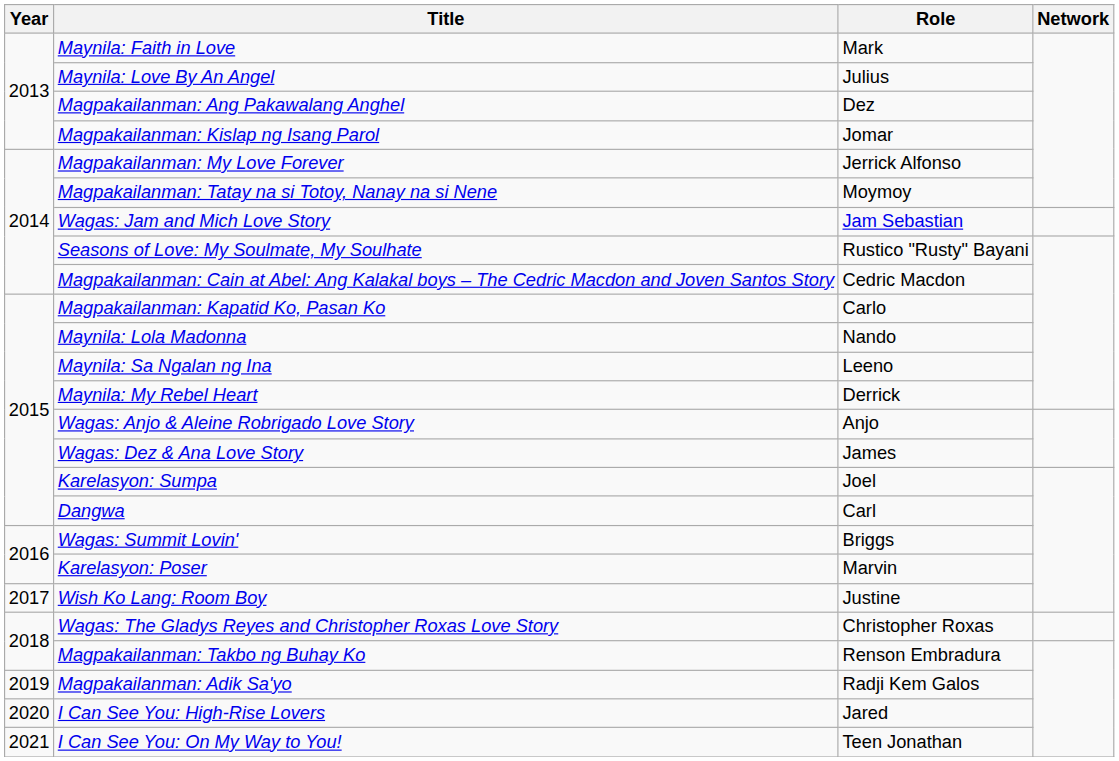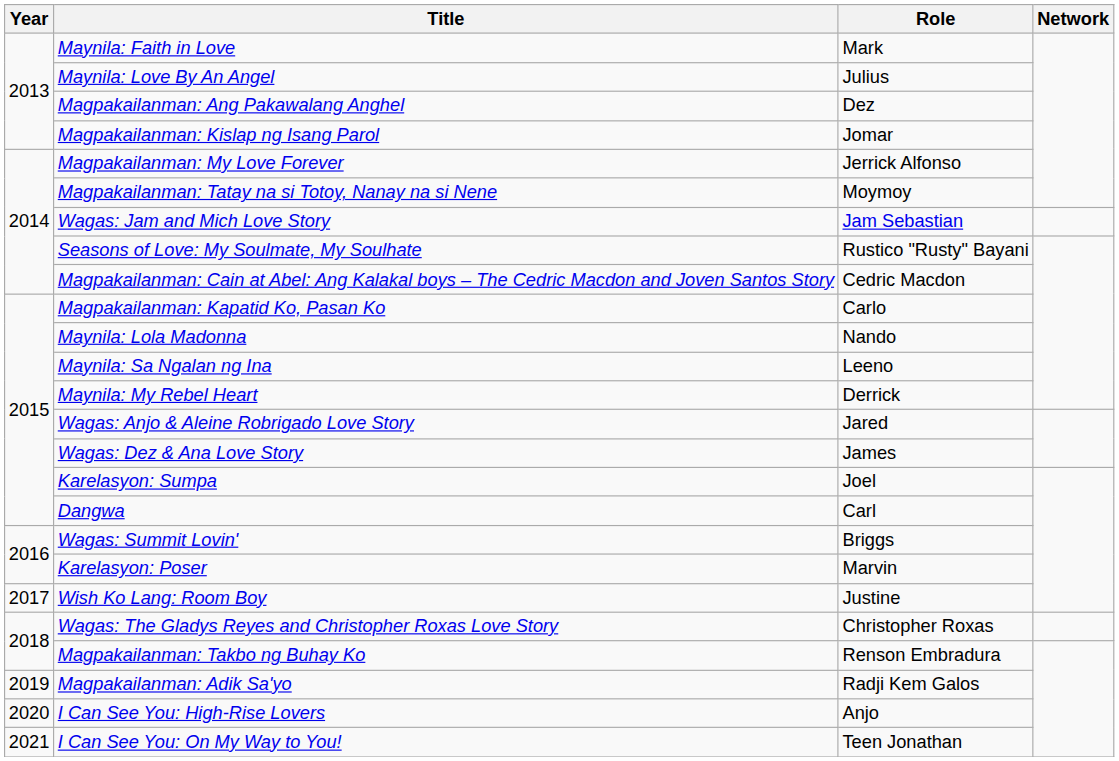(861, 423) Anjo -> (865, 423) Jared
(865, 713) Jared -> (861, 713) Anjo
